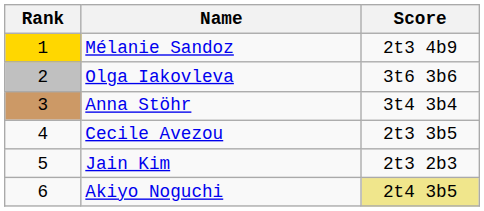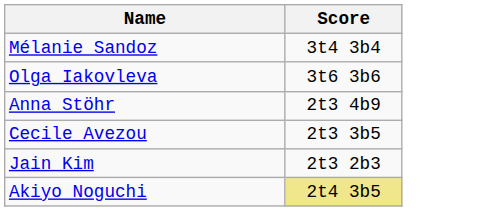- column: (43, 19)
(420, 48) 2t3 4b9 -> (344, 48) 3t4 3b4
(420, 106) 3t4 3b4 -> (344, 106) 2t3 4b9
